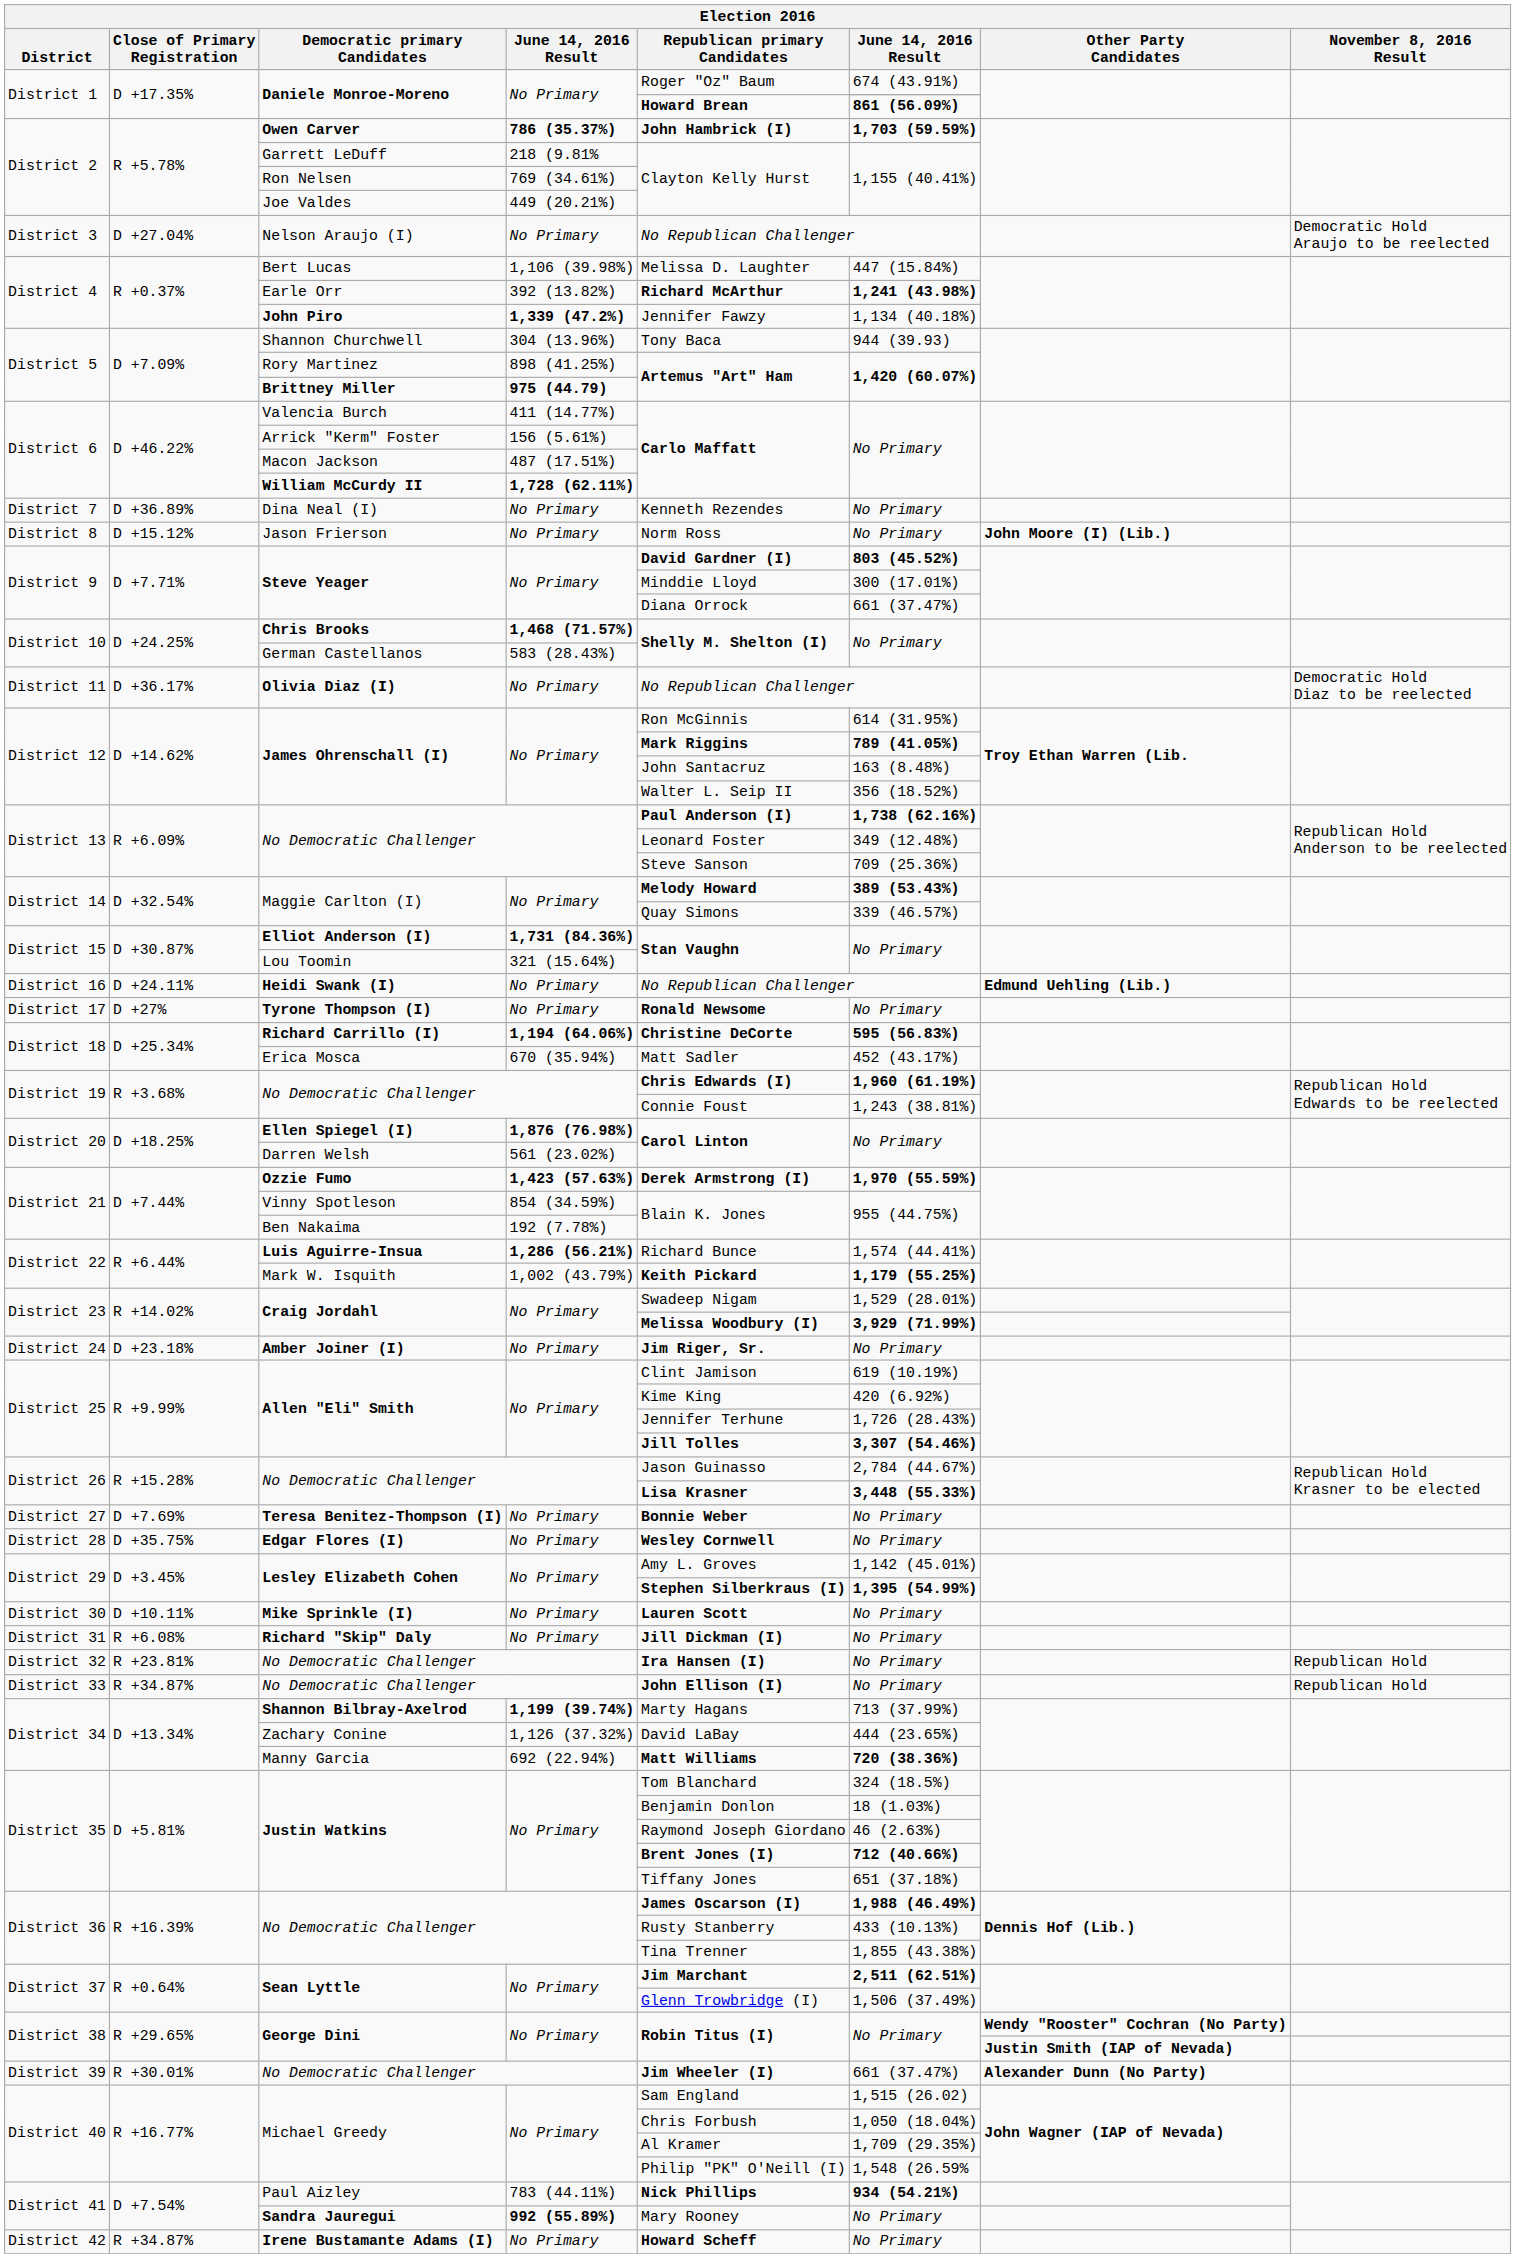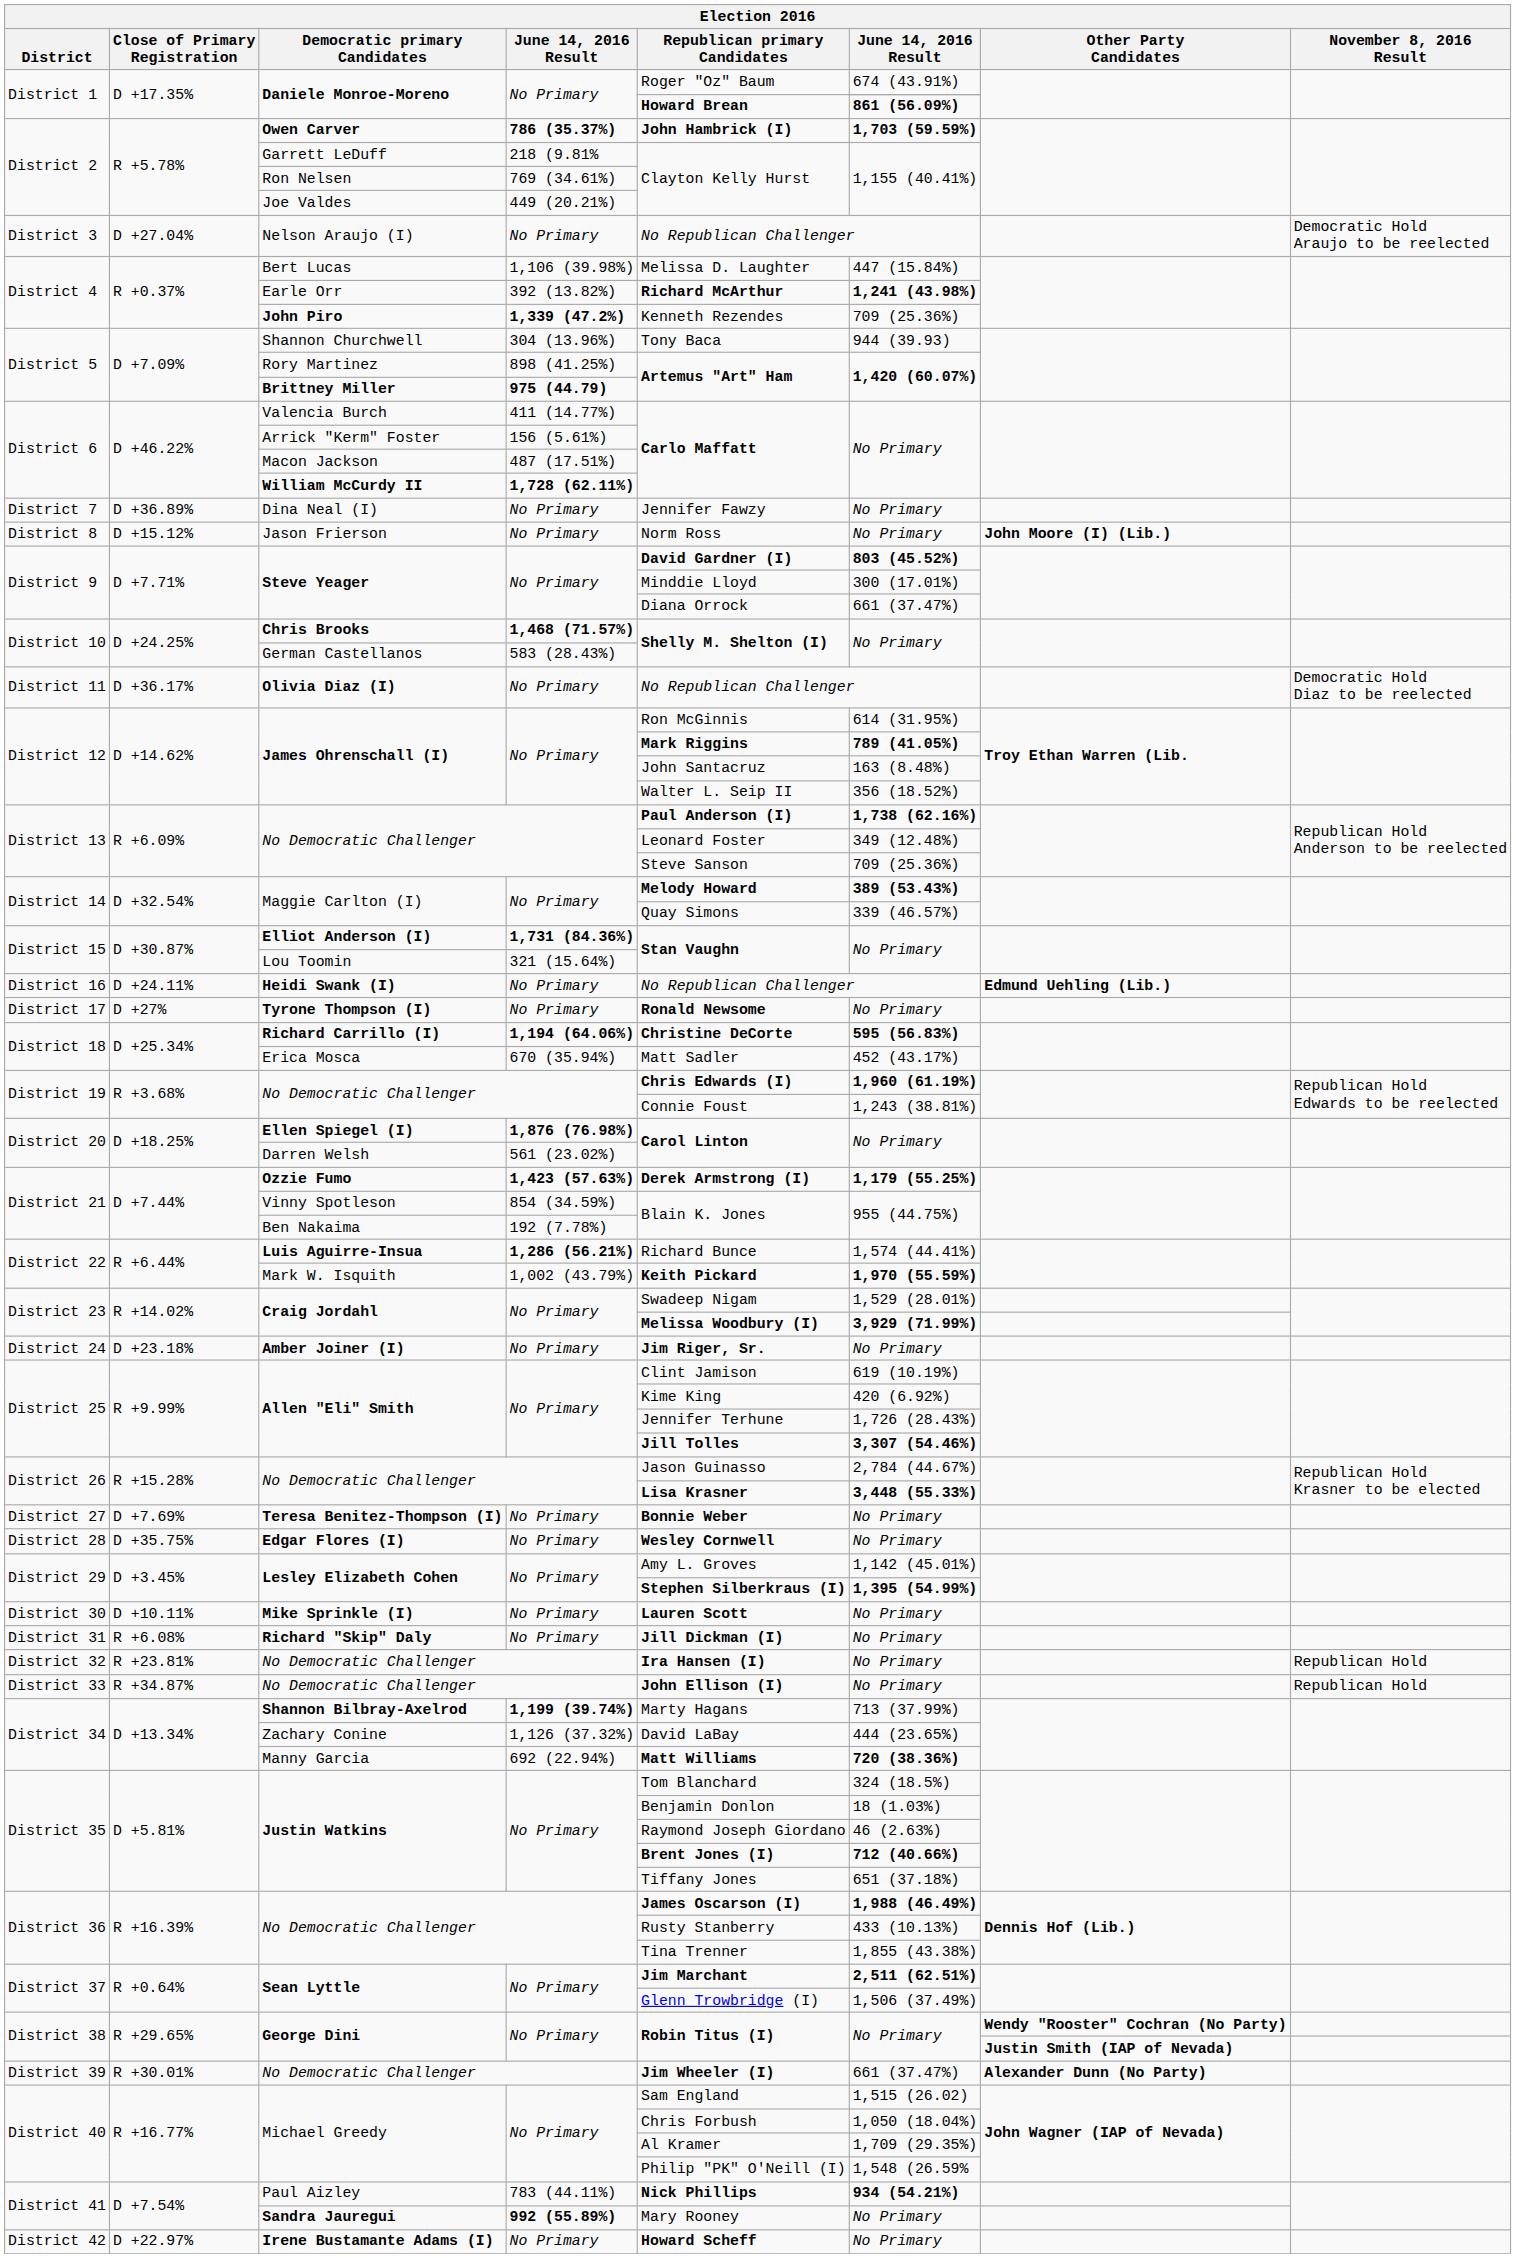(703, 317) Jennifer Fawzy -> (712, 317) Kenneth Rezendes
(915, 317) 1,134 (40.18%) -> (906, 317) 709 (25.36%)
(712, 510) Kenneth Rezendes -> (703, 510) Jennifer Fawzy
(915, 1179) 1,970 (55.59%) -> (915, 1179) 1,179 (55.25%)
(915, 1276) 1,179 (55.25%) -> (915, 1276) 1,970 (55.59%)
(153, 2242) R +34.87% -> (153, 2242) D +22.97%
